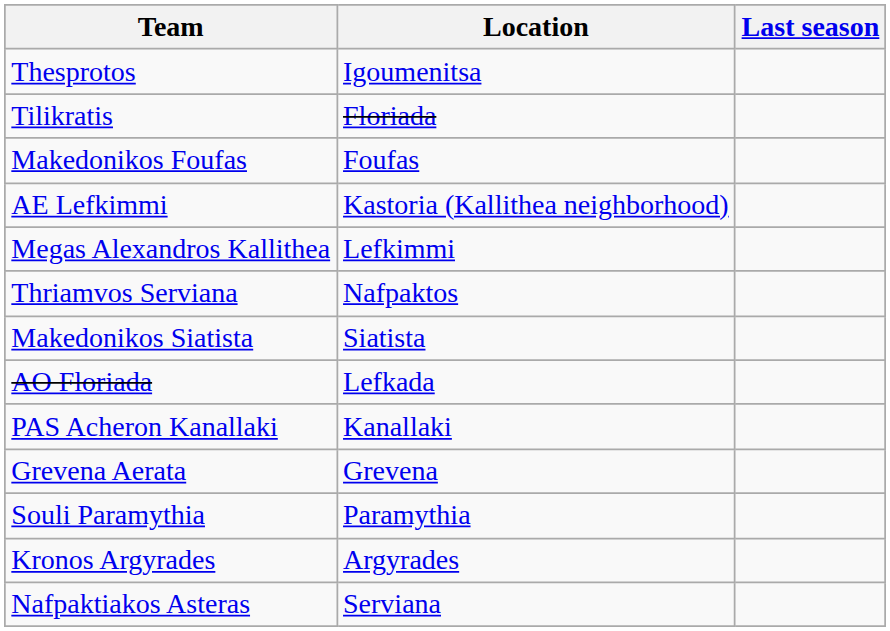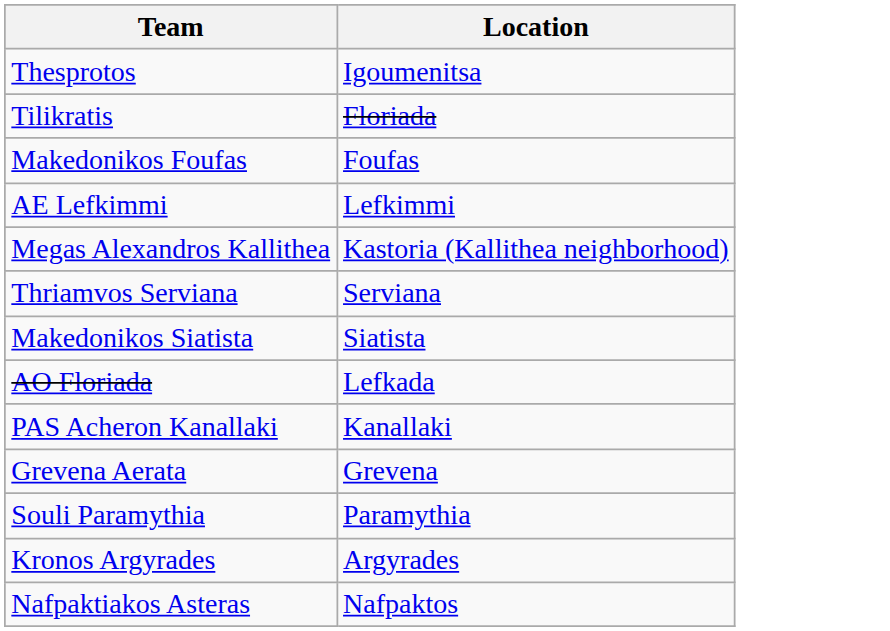- column: (810, 26)
(536, 204) Kastoria (Kallithea neighborhood) -> (399, 204) Lefkimmi
(399, 248) Lefkimmi -> (536, 248) Kastoria (Kallithea neighborhood)
(401, 293) Nafpaktos -> (392, 293) Serviana
(392, 603) Serviana -> (401, 603) Nafpaktos
